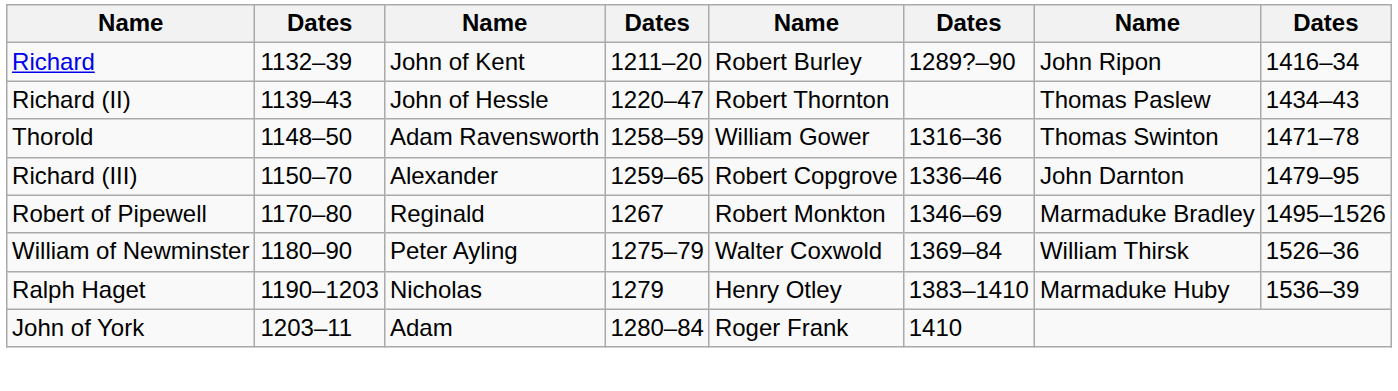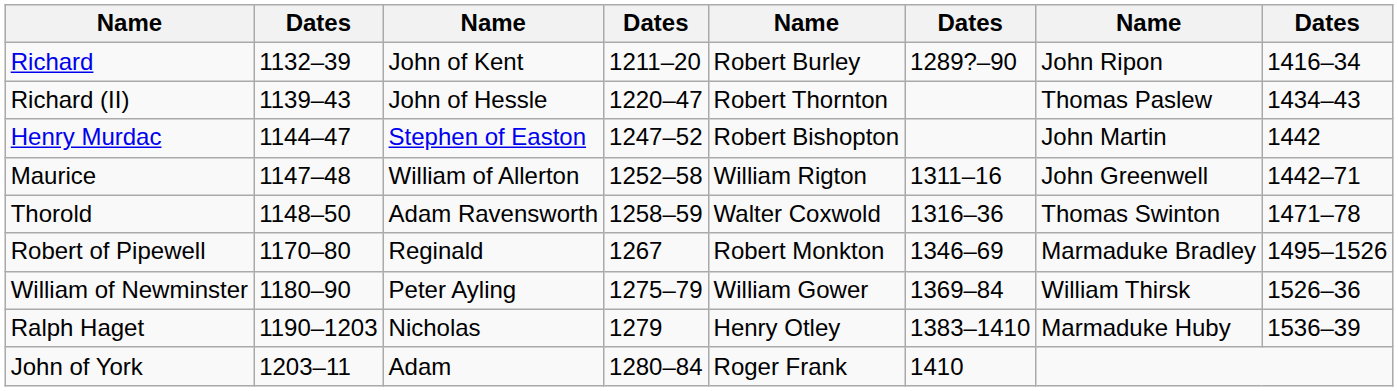+ row: (86, 137)
+ row: (53, 175)
(792, 137) William Gower -> (797, 213) Walter Coxwold
- row: (75, 175)
(799, 251) Walter Coxwold -> (791, 289) William Gower
